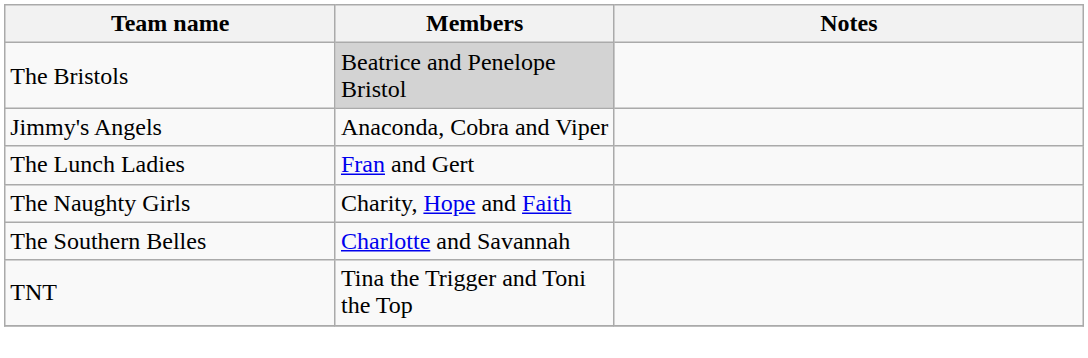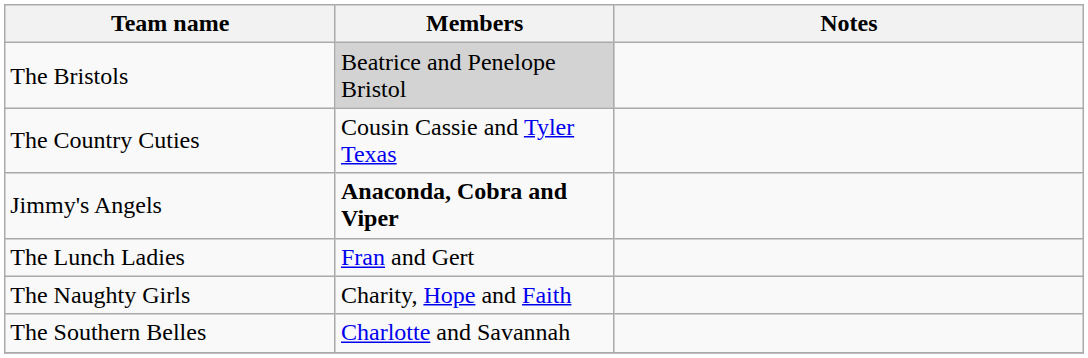+ row: (105, 140)
(475, 126) normal -> (454, 205) bold
- row: (34, 292)
